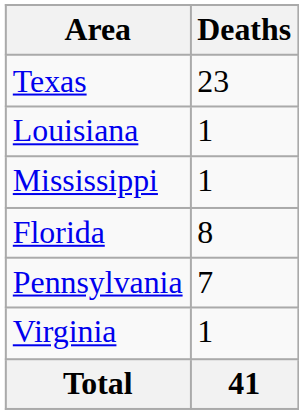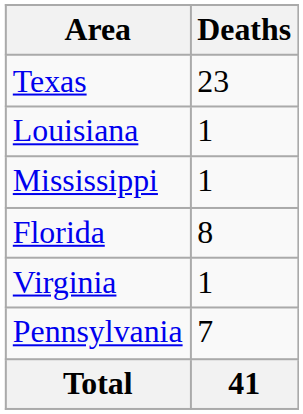rows swapped: (65, 332) <-> (98, 282)
